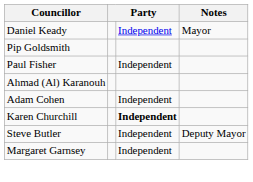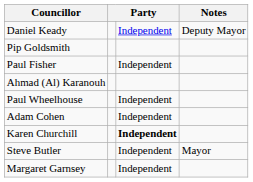(196, 30) Mayor -> (214, 30) Deputy Mayor
+ row: (45, 99)
(214, 133) Deputy Mayor -> (196, 151) Mayor
